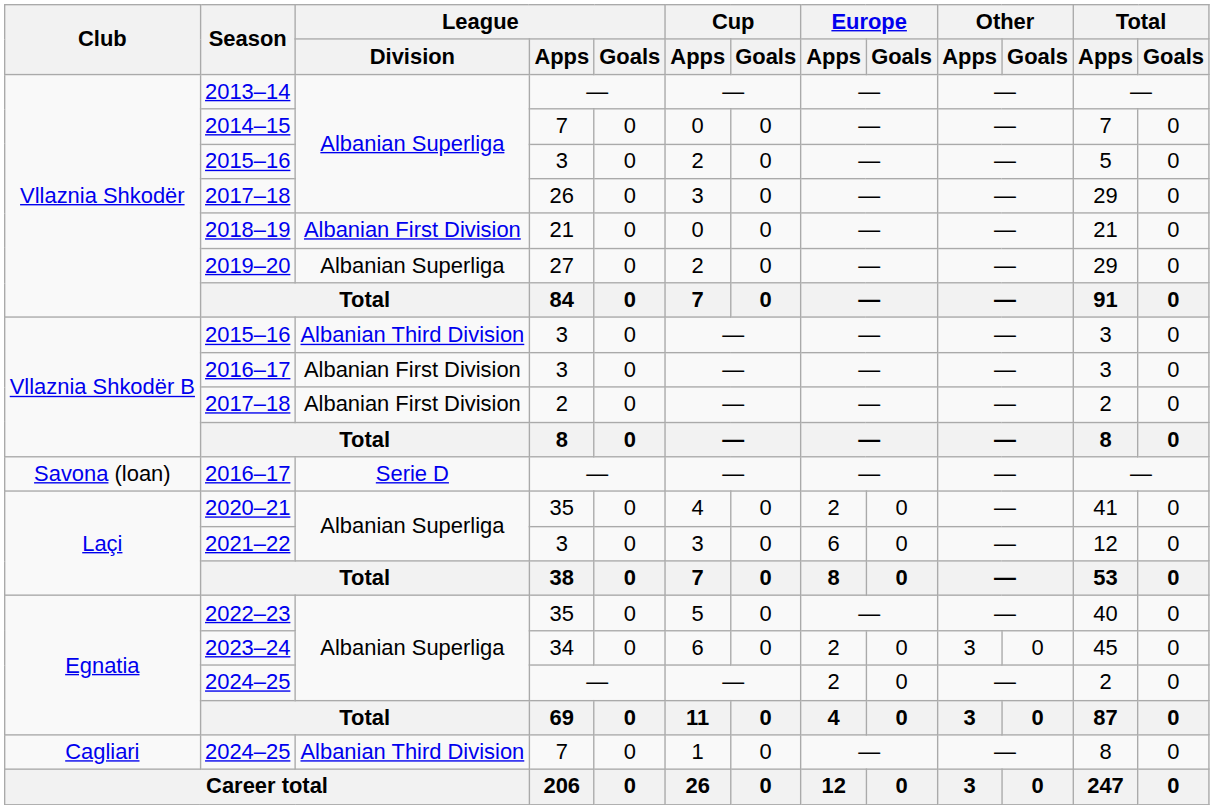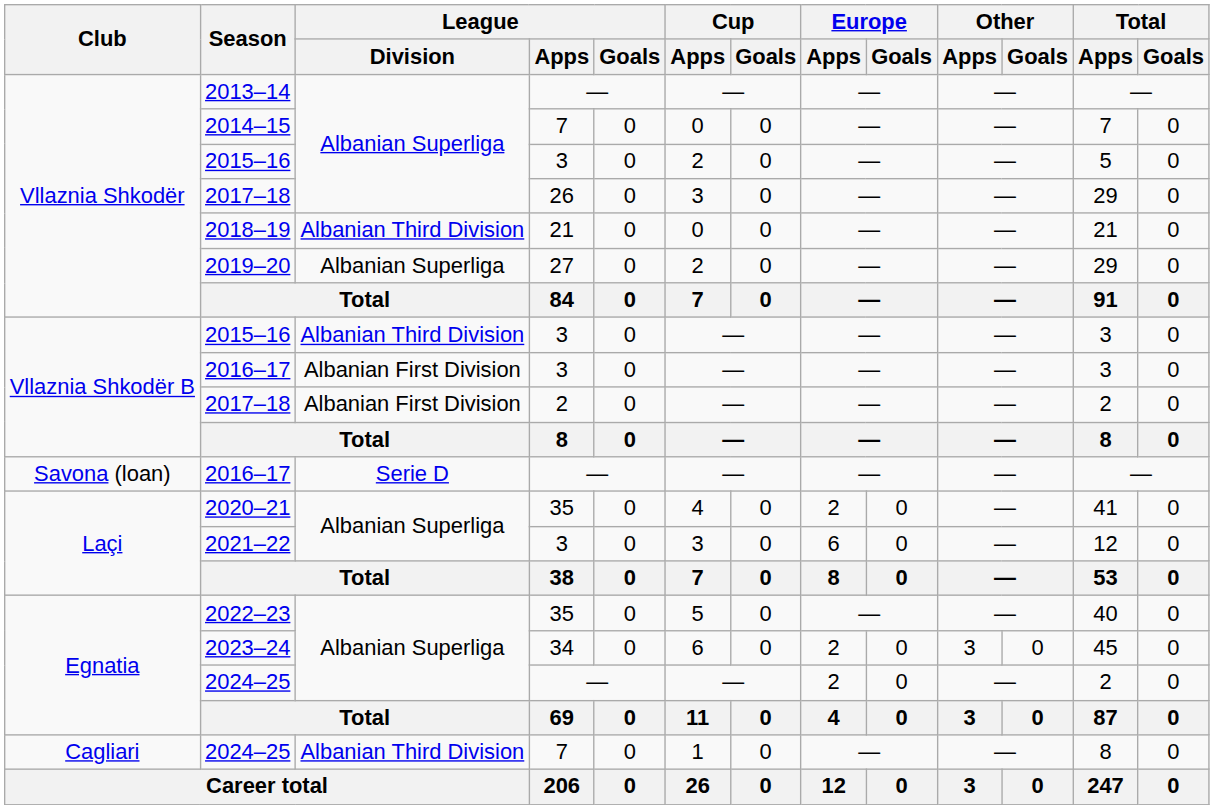(412, 230) Albanian First Division -> (412, 230) Albanian Third Division
